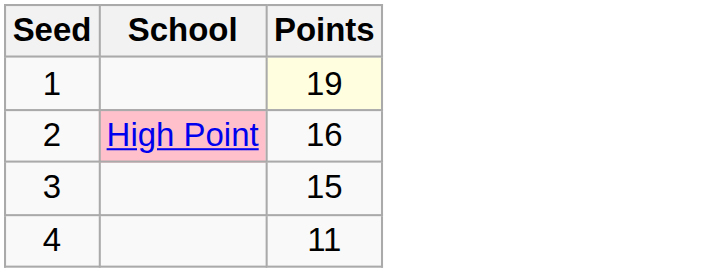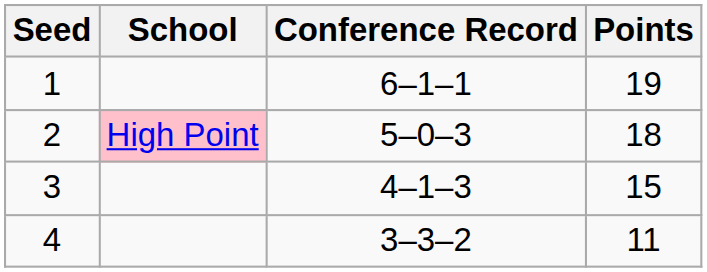+ column: (426, 30)
(324, 82) lightyellow background -> (643, 82) no background
(324, 135) 16 -> (643, 135) 18
